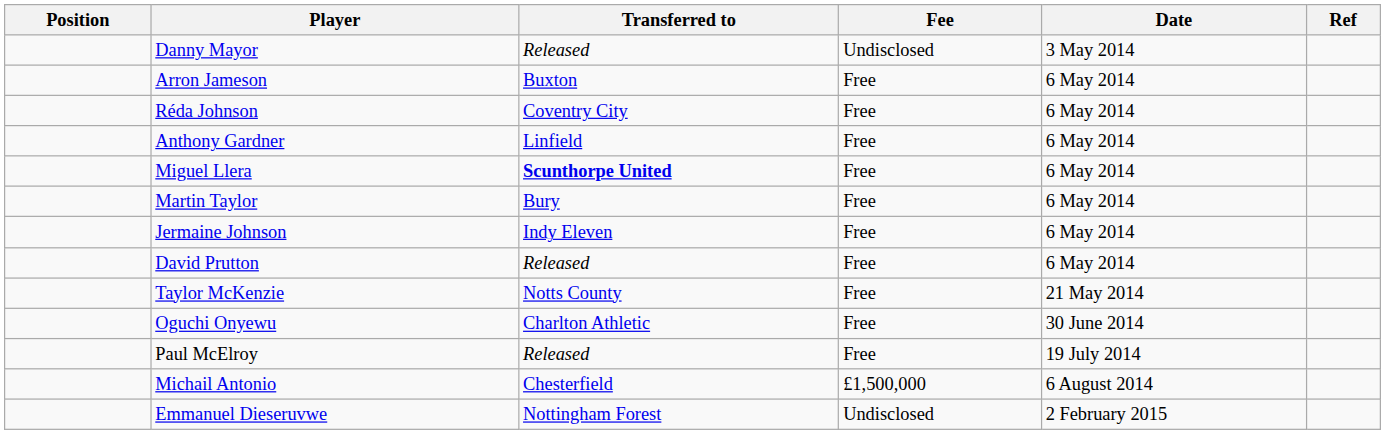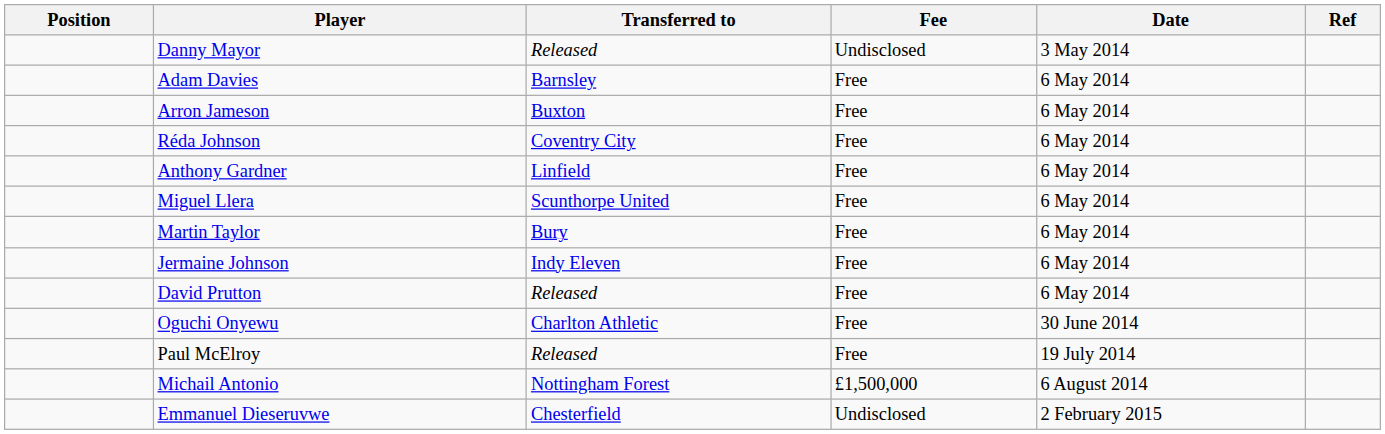+ row: (208, 80)
(597, 171) bold -> (600, 201) normal
- row: (220, 292)
(568, 383) Chesterfield -> (600, 383) Nottingham Forest
(592, 414) Nottingham Forest -> (576, 414) Chesterfield
